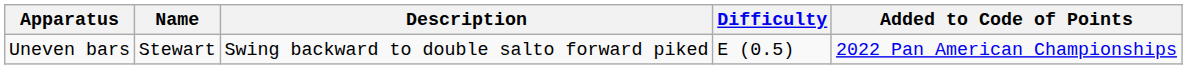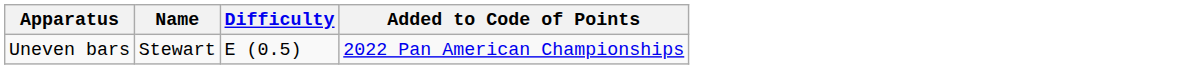- column: (467, 20)
